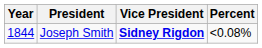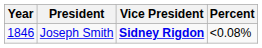(21, 33) 1844 -> (21, 33) 1846
